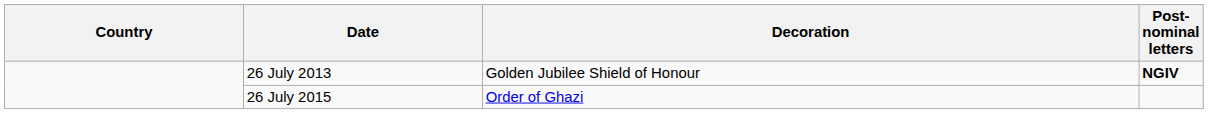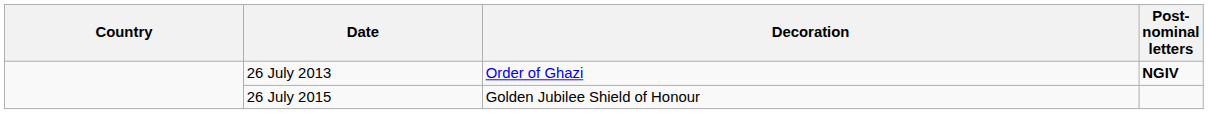(593, 73) Golden Jubilee Shield of Honour -> (534, 73) Order of Ghazi
(534, 96) Order of Ghazi -> (593, 96) Golden Jubilee Shield of Honour
